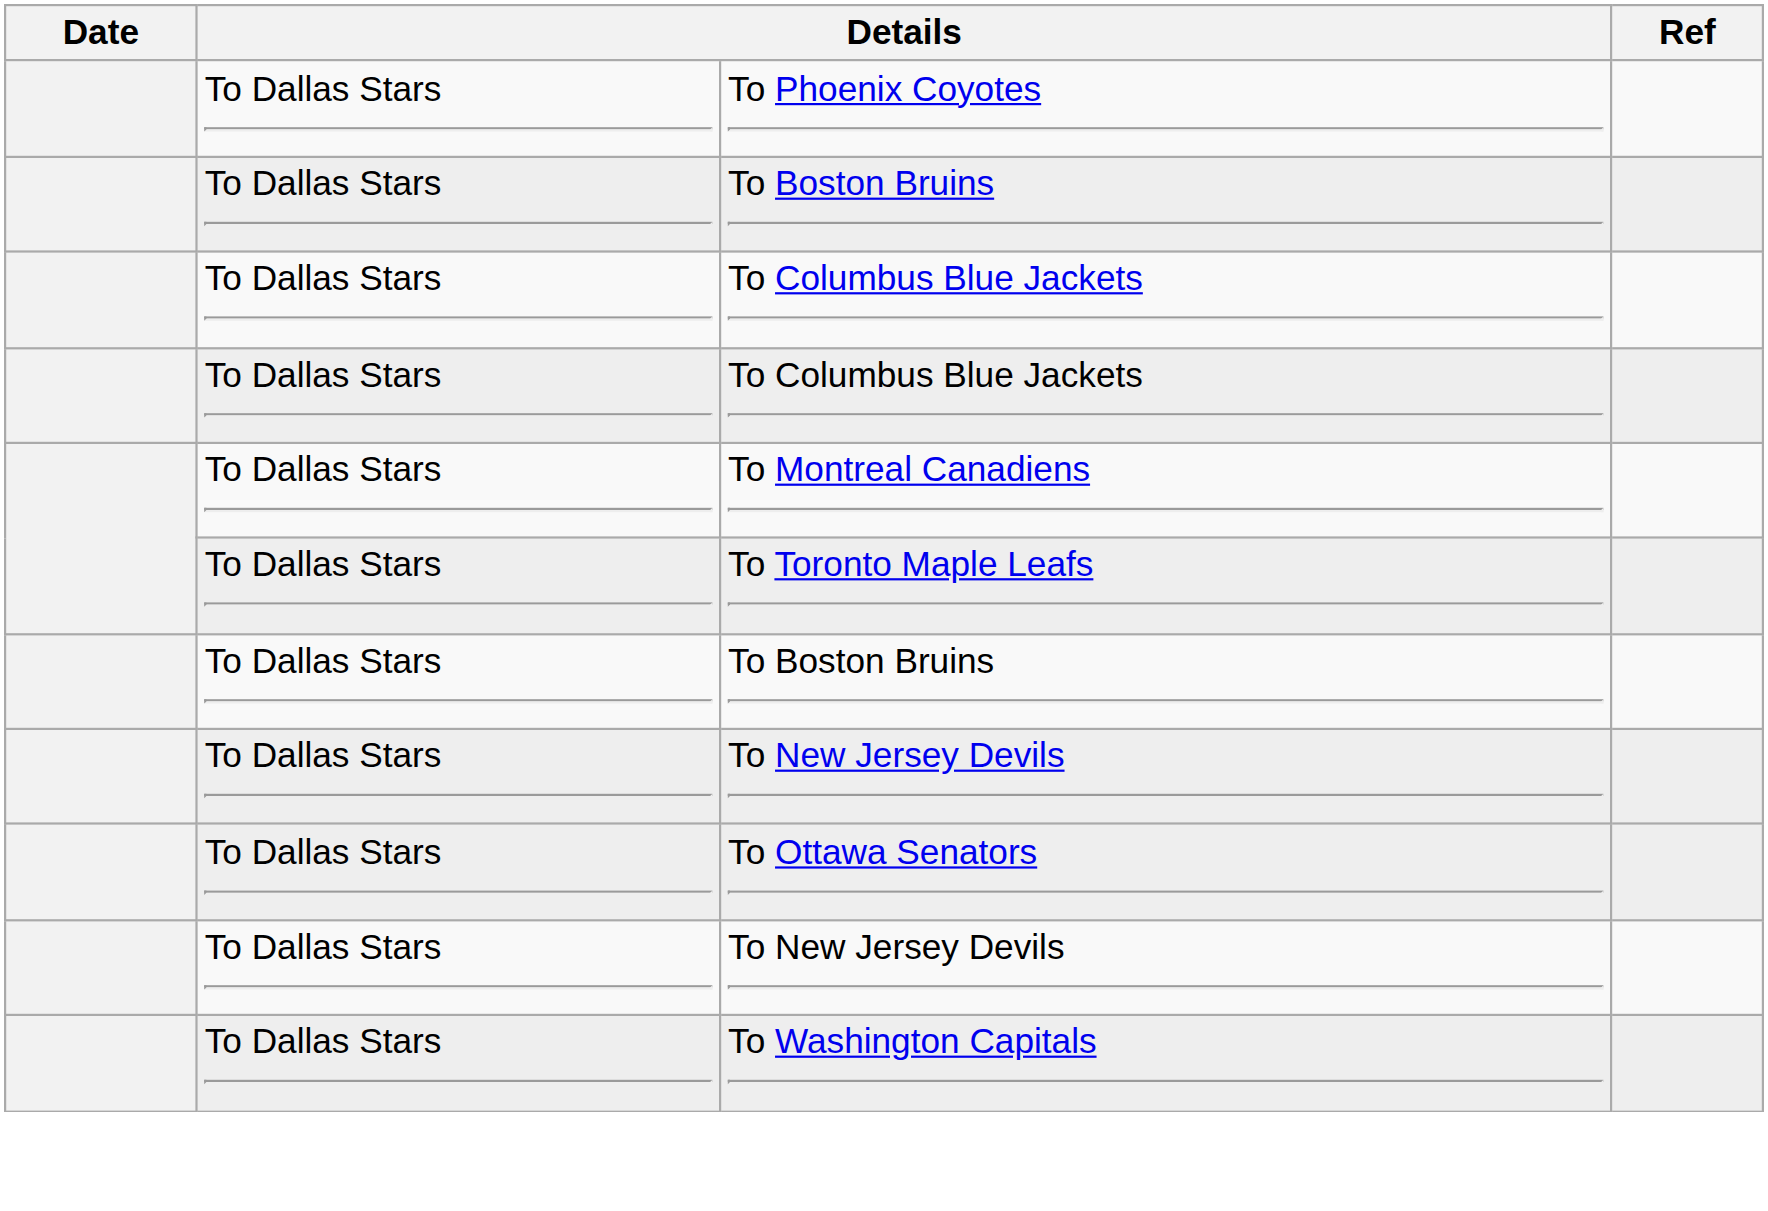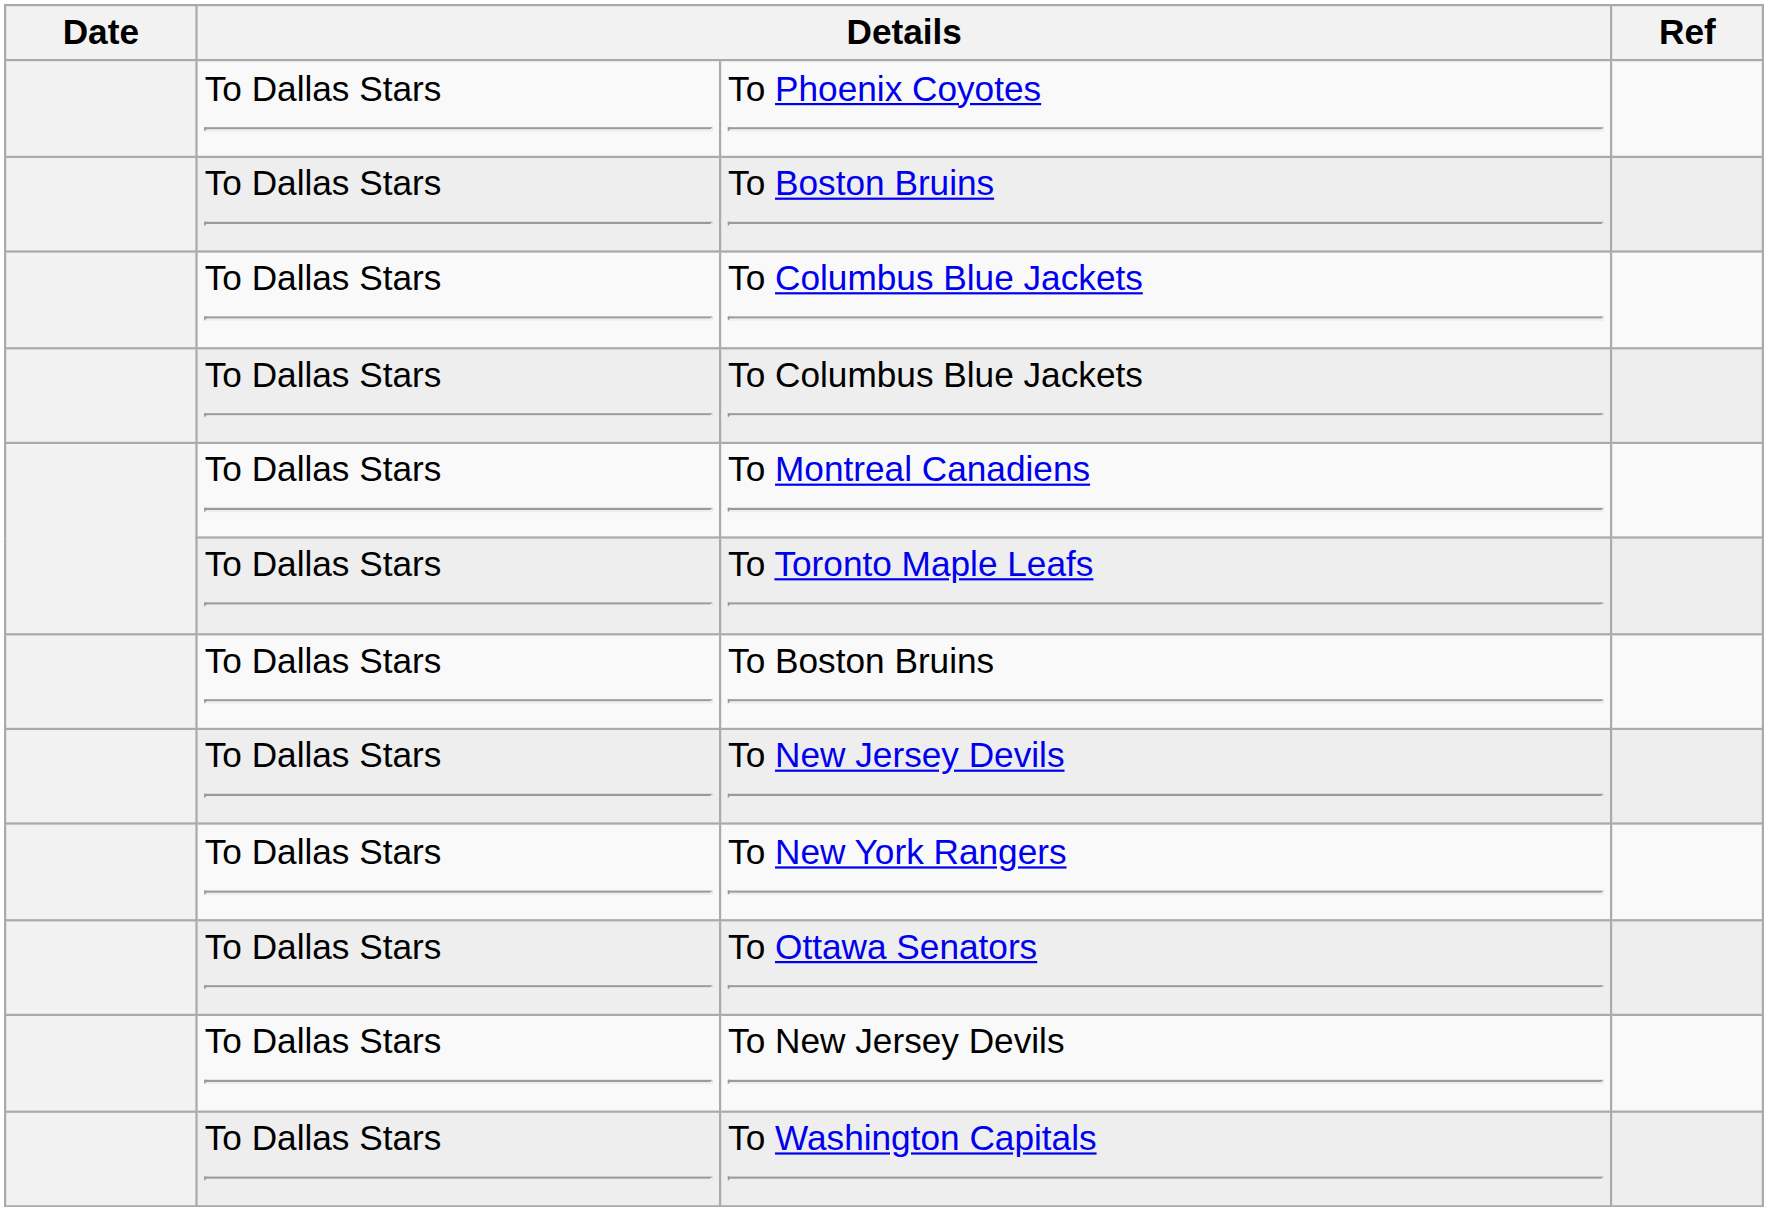+ row: (101, 872)
